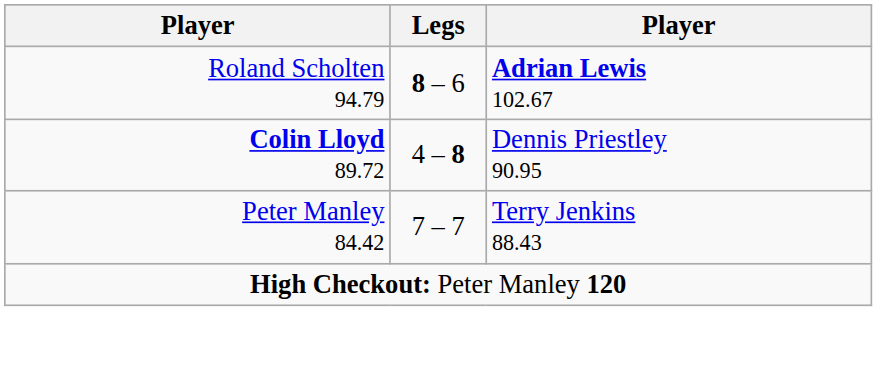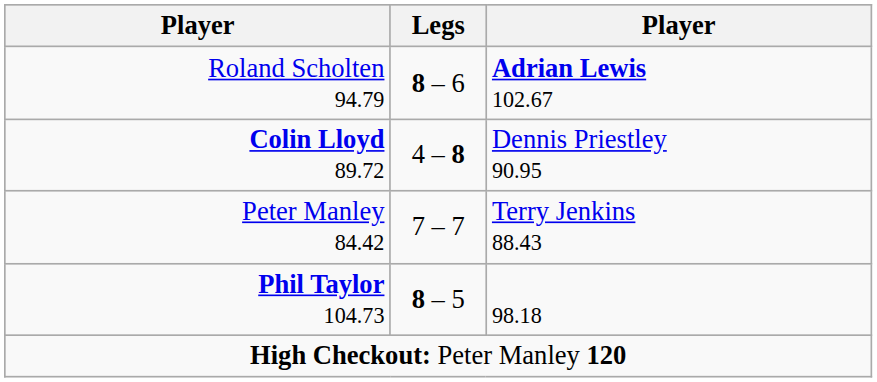+ row: (321, 298)
